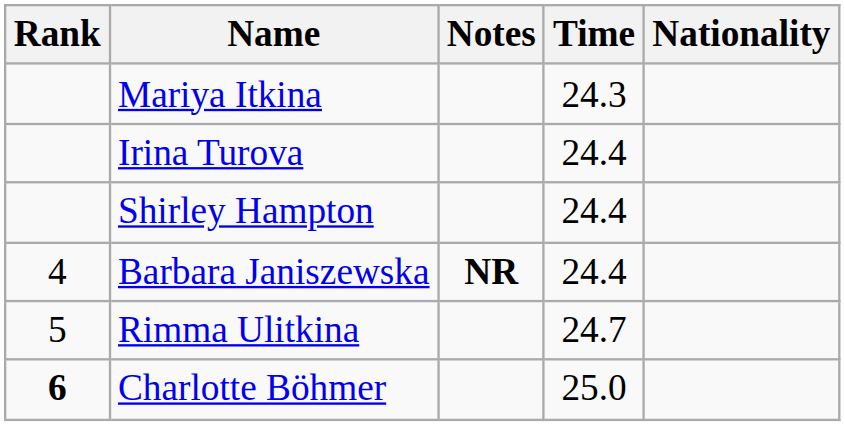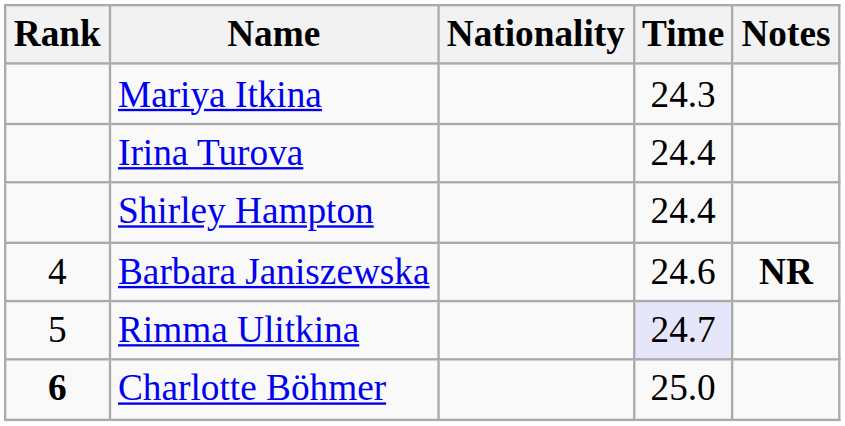columns swapped: (741, 34) <-> (491, 34)
(594, 270) 24.4 -> (683, 270) 24.6
(594, 329) no background -> (683, 329) lavender background
